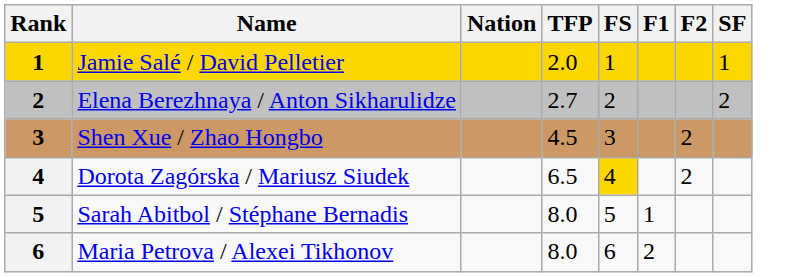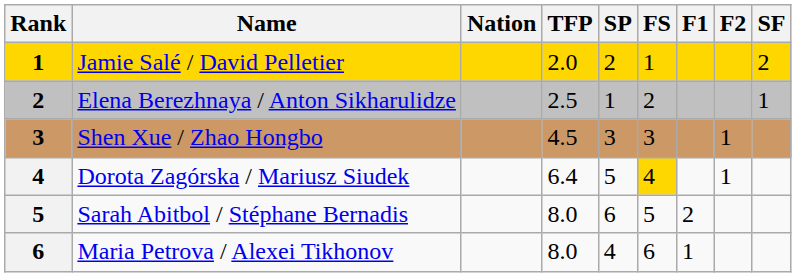+ column: (618, 23)
(724, 61) 1 -> (763, 61) 2
(562, 99) 2.7 -> (562, 99) 2.5
(724, 99) 2 -> (763, 99) 1
(687, 137) 2 -> (726, 137) 1
(562, 175) 6.5 -> (562, 175) 6.4
(687, 175) 2 -> (726, 175) 1
(649, 213) 1 -> (688, 213) 2
(649, 251) 2 -> (688, 251) 1
